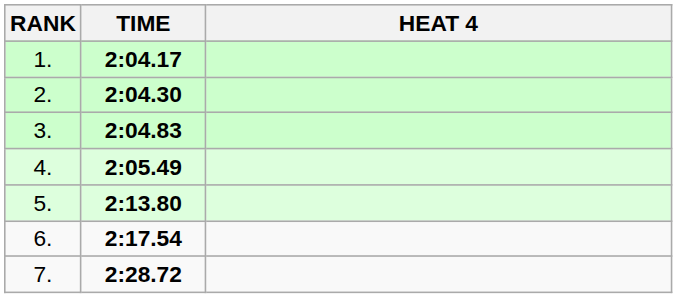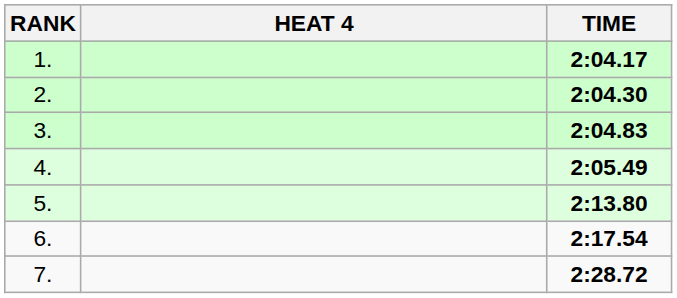columns swapped: (438, 23) <-> (143, 23)
